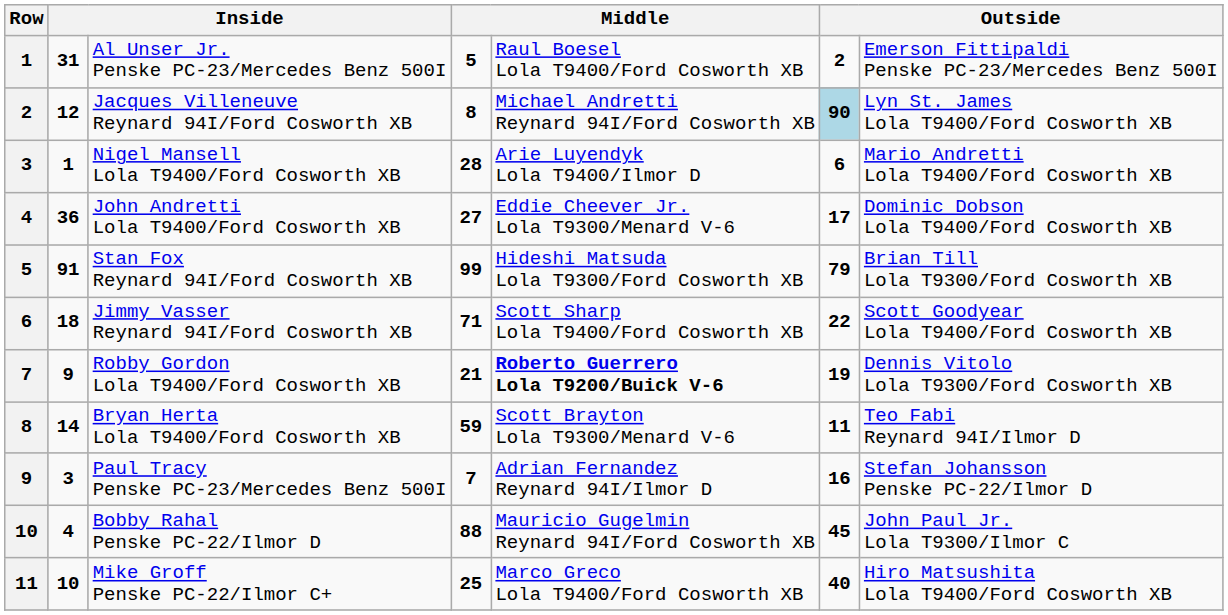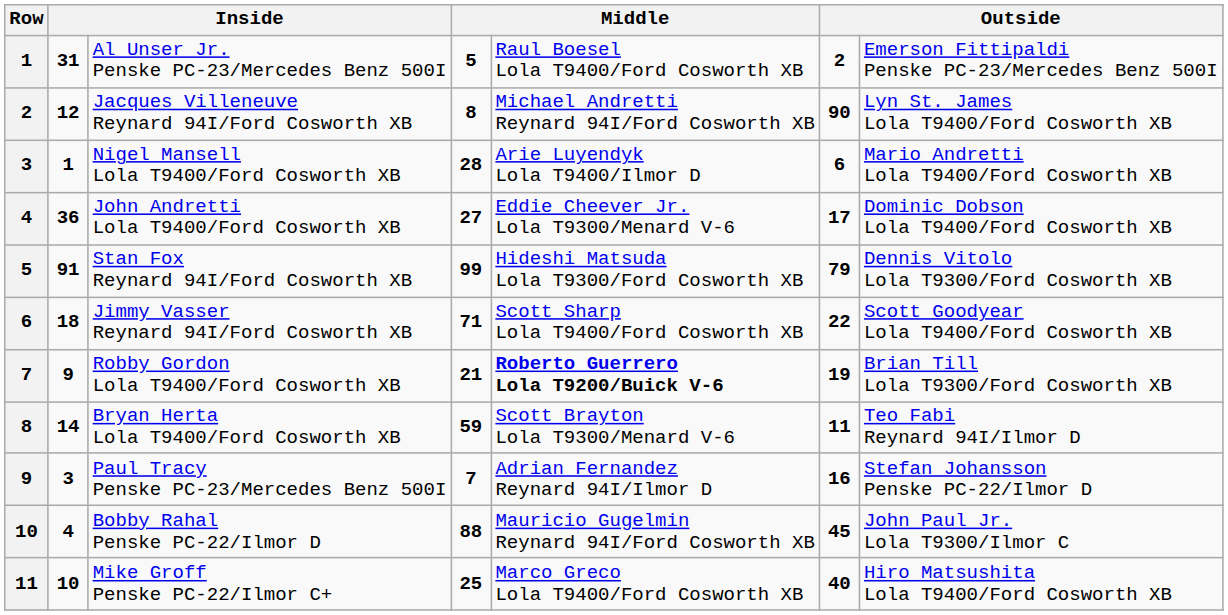(839, 114) lightblue background -> (839, 114) no background
(1018, 271) Brian Till Lola T9300/Ford Cosworth XB -> (1018, 271) Dennis Vitolo Lola T9300/Ford Cosworth XB
(1018, 376) Dennis Vitolo Lola T9300/Ford Cosworth XB -> (1018, 376) Brian Till Lola T9300/Ford Cosworth XB
